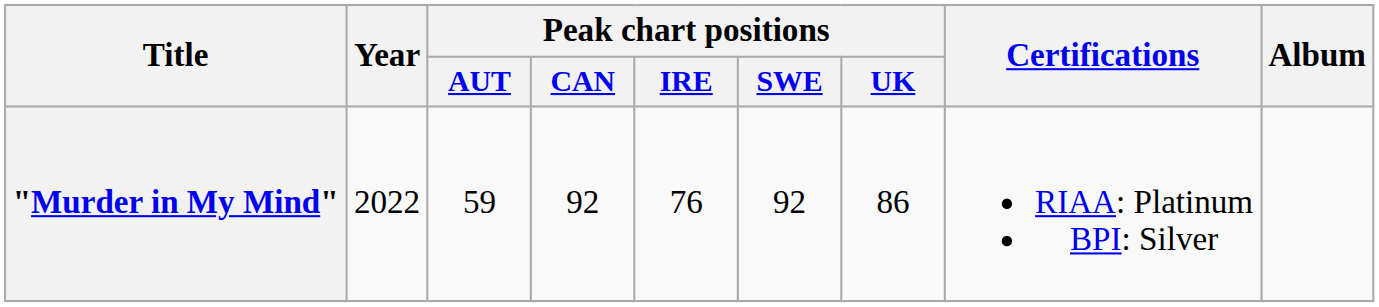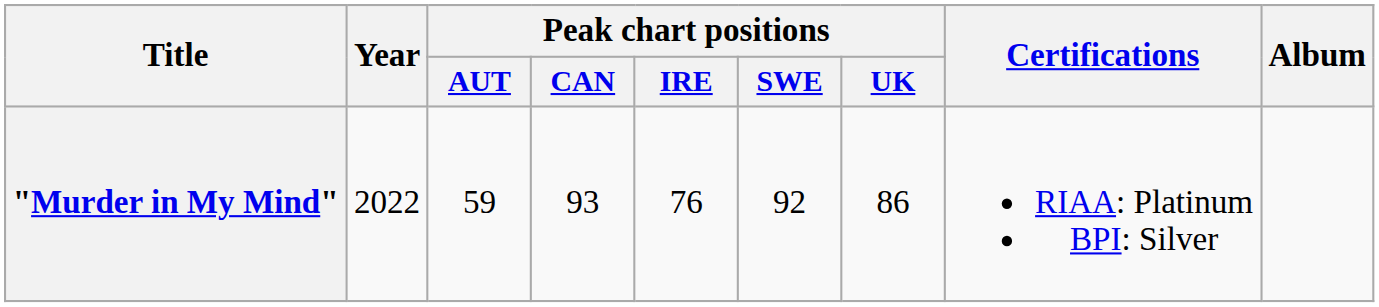(583, 202) 92 -> (583, 202) 93
